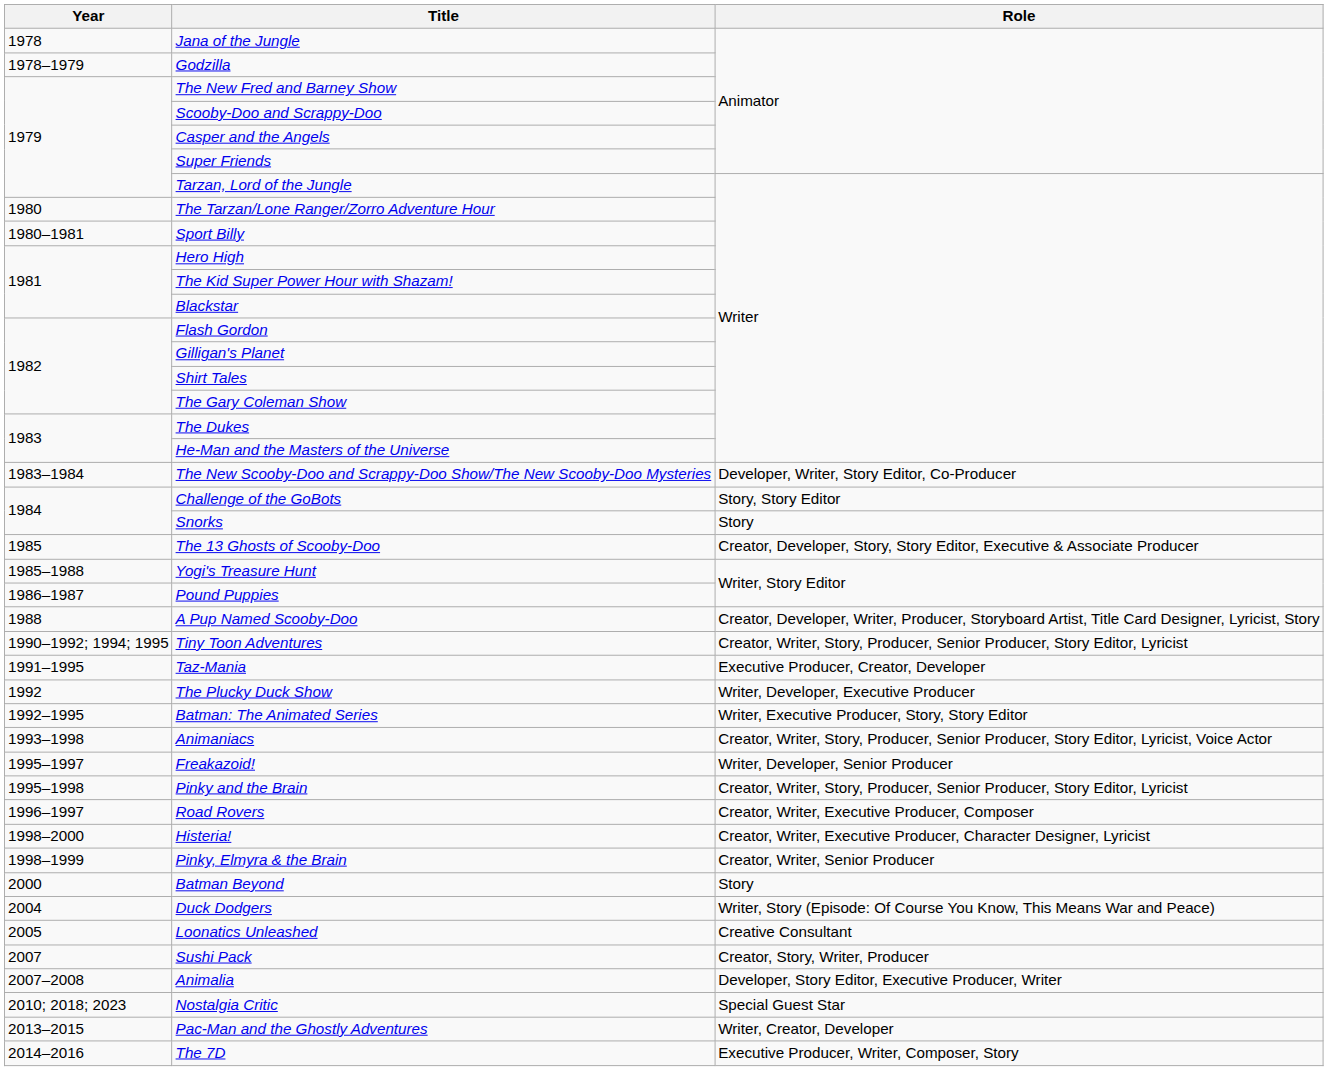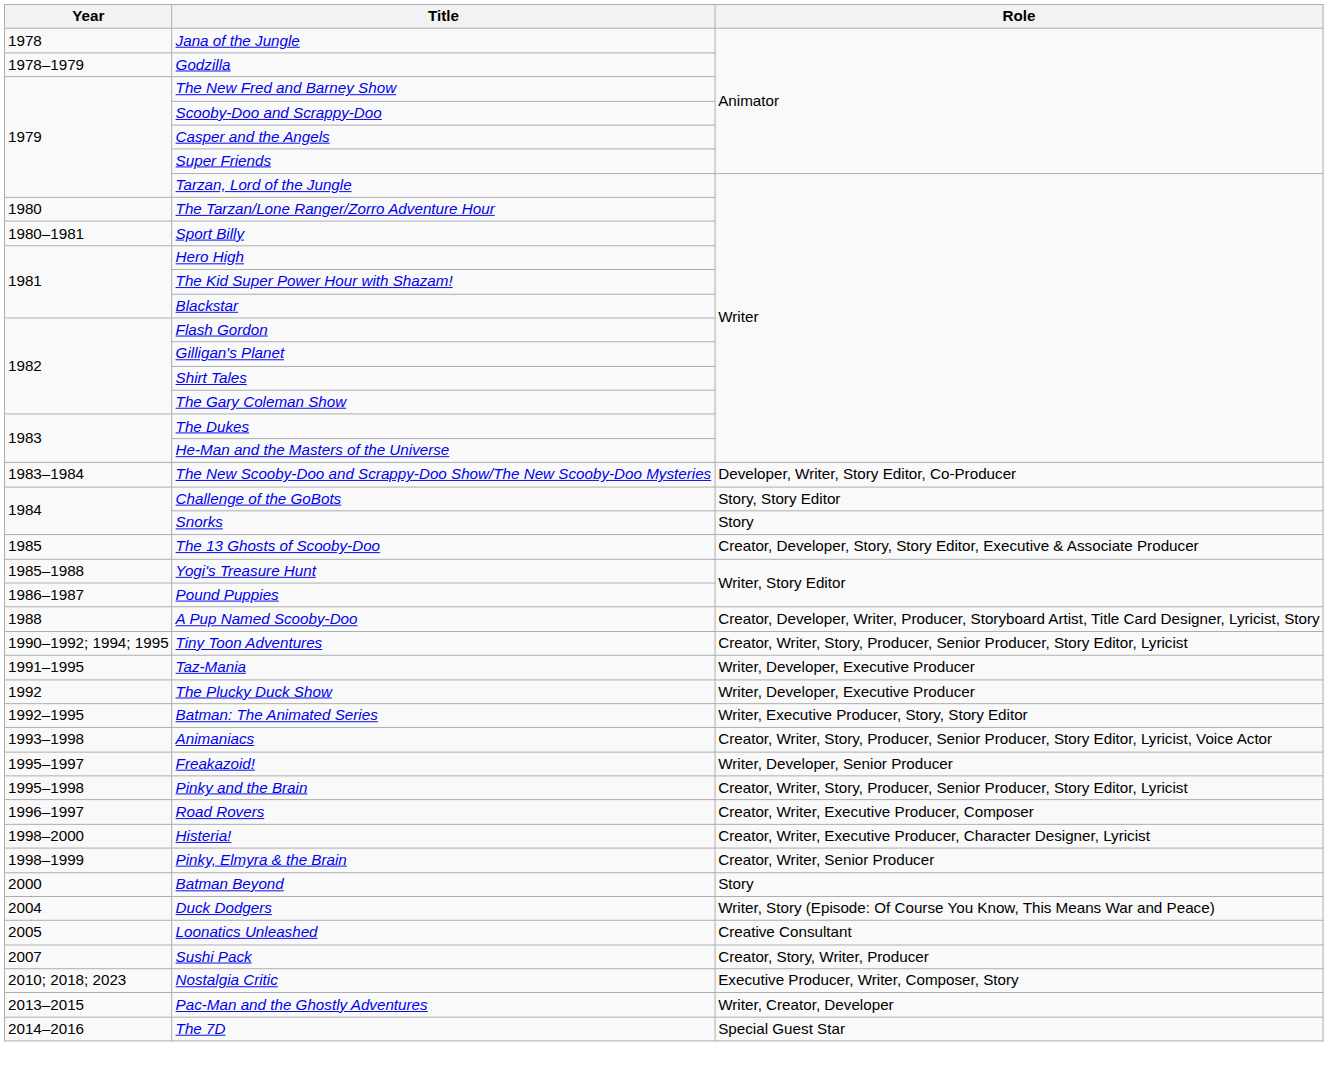(852, 667) Executive Producer, Creator, Developer -> (846, 667) Writer, Developer, Executive Producer
- row: (205, 980)
(782, 1004) Special Guest Star -> (868, 980) Executive Producer, Writer, Composer, Story
(868, 1053) Executive Producer, Writer, Composer, Story -> (782, 1029) Special Guest Star
